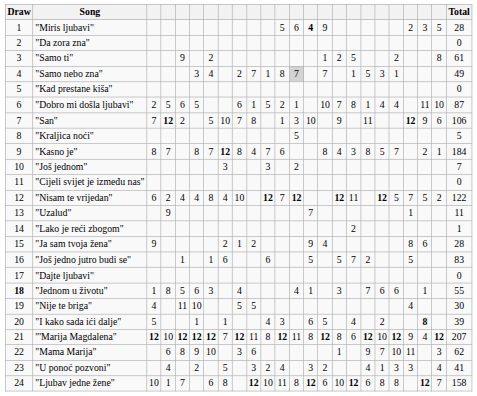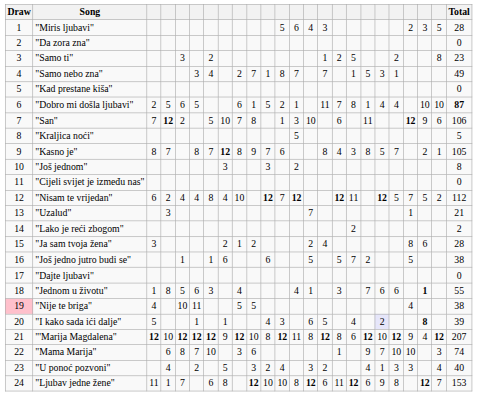(311, 27) bold -> (311, 27) normal
(325, 27) 9 -> (325, 27) 3
(182, 58) 9 -> (182, 58) 3
(459, 58) 61 -> (459, 58) 23
(297, 74) lightgrey background -> (297, 74) no background
(325, 105) 10 -> (325, 105) 11
(425, 105) 11 -> (425, 105) 10
(459, 105) normal -> (459, 105) bold
(339, 120) 9 -> (339, 120) 6
(254, 151) 4 -> (254, 151) 9
(459, 151) 184 -> (459, 151) 105
(459, 167) 7 -> (459, 167) 8
(459, 197) 122 -> (459, 197) 112
(168, 213) 9 -> (168, 213) 3
(459, 213) 11 -> (459, 213) 21
(459, 228) 1 -> (459, 228) 2
(154, 244) 9 -> (154, 244) 3
(311, 244) 9 -> (311, 244) 2
(459, 259) 83 -> (459, 259) 38
(19, 290) bold -> (19, 290) normal
(425, 290) normal -> (425, 290) bold
(19, 306) no background -> (19, 306) pink background
(182, 306) 11 -> (182, 306) 10
(197, 306) 10 -> (197, 306) 11
(459, 306) 30 -> (459, 306) 38
(382, 321) no background -> (382, 321) lavender background
(225, 337) 7 -> (225, 337) 9
(254, 337) 11 -> (254, 337) 10
(197, 352) 9 -> (197, 352) 7
(411, 352) 11 -> (411, 352) 10
(459, 352) 62 -> (459, 352) 74
(459, 368) 41 -> (459, 368) 40
(154, 383) 10 -> (154, 383) 11
(282, 383) 11 -> (282, 383) 10
(339, 383) 10 -> (339, 383) 11
(382, 383) 8 -> (382, 383) 9
(459, 383) 158 -> (459, 383) 153
